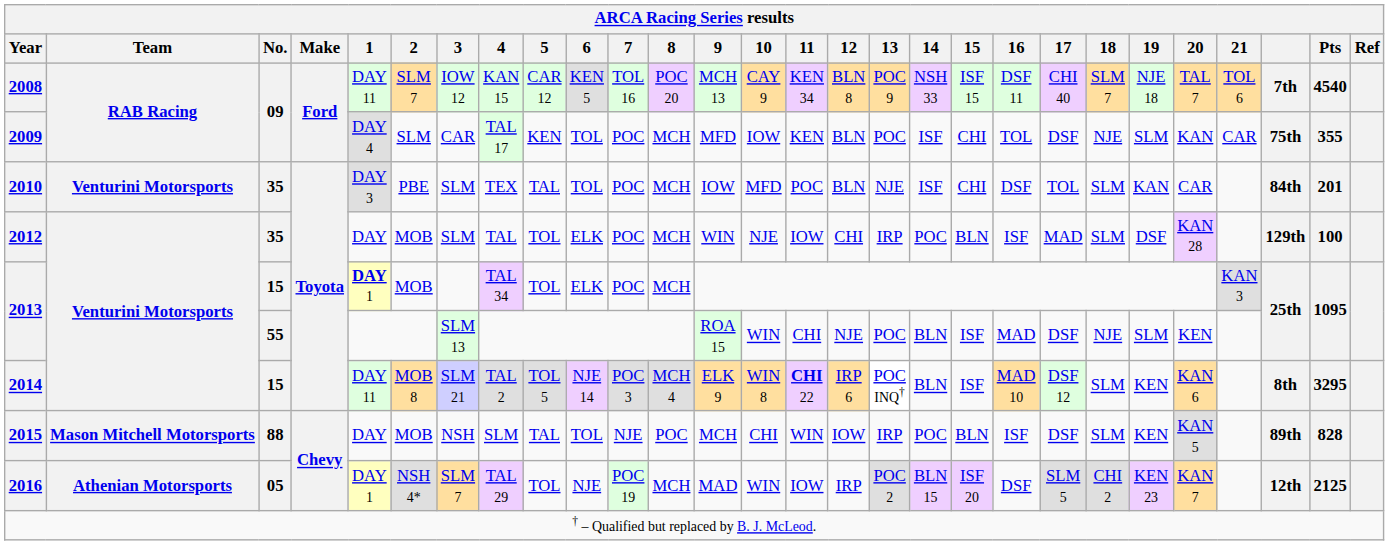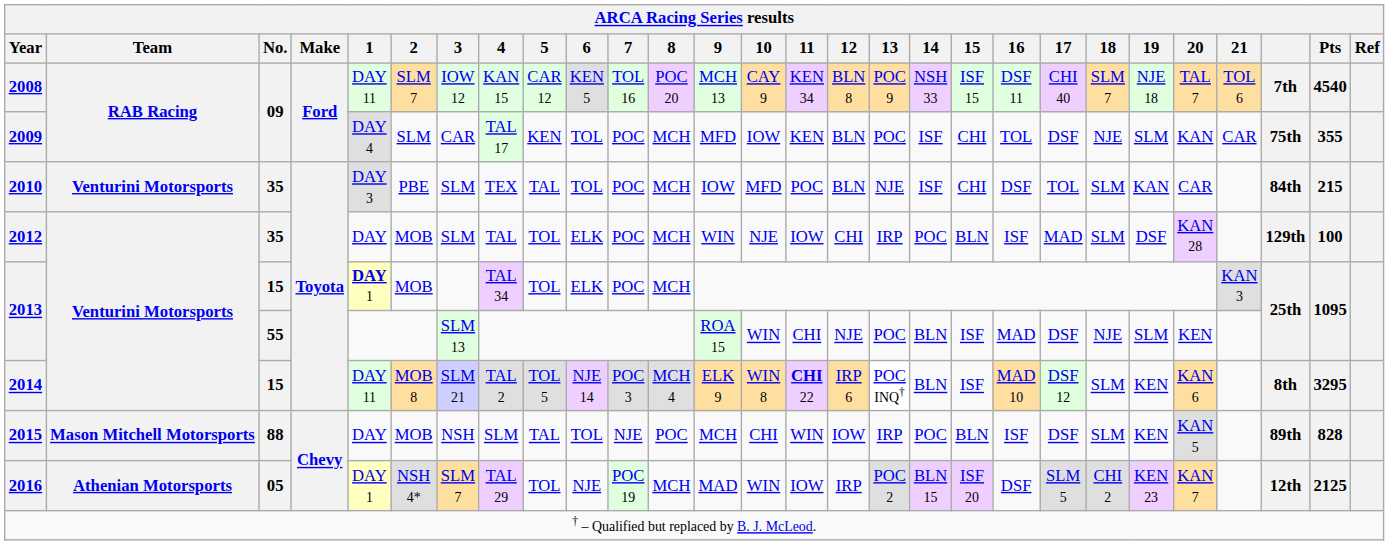(1330, 186) 201 -> (1330, 186) 215
